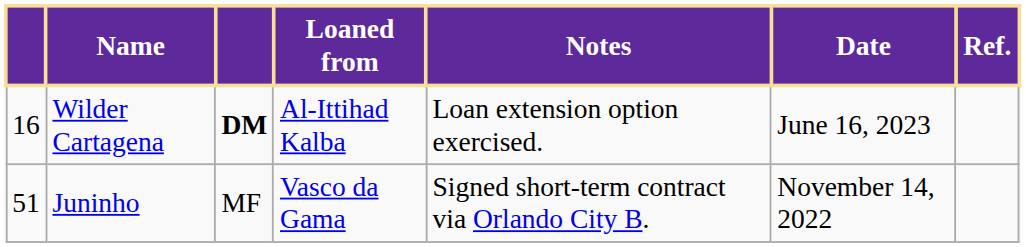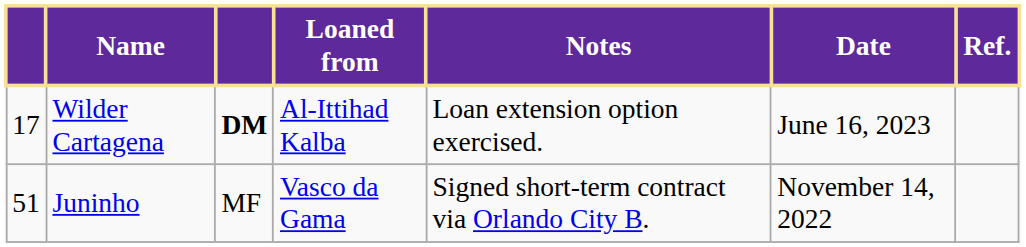(26, 125) 16 -> (26, 125) 17
